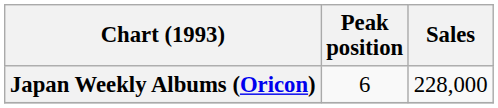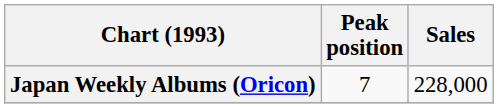(365, 84) 6 -> (365, 84) 7
